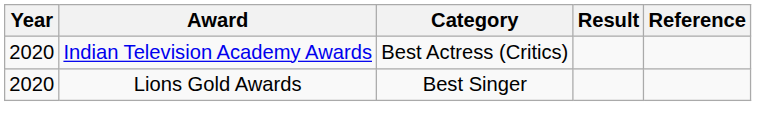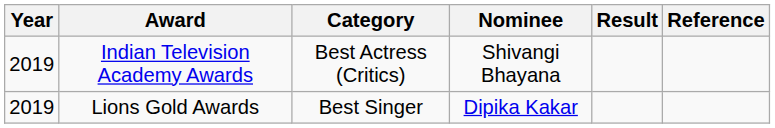+ column: (521, 20)
(32, 52) 2020 -> (32, 63) 2019
(32, 84) 2020 -> (32, 107) 2019
